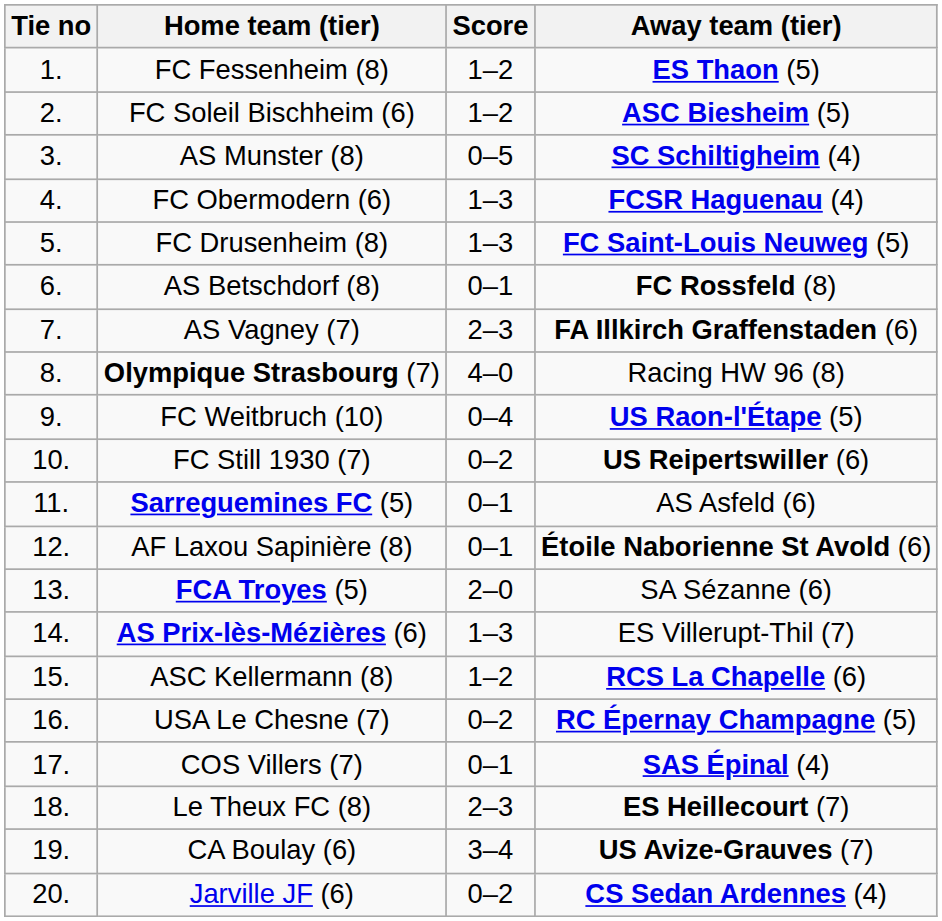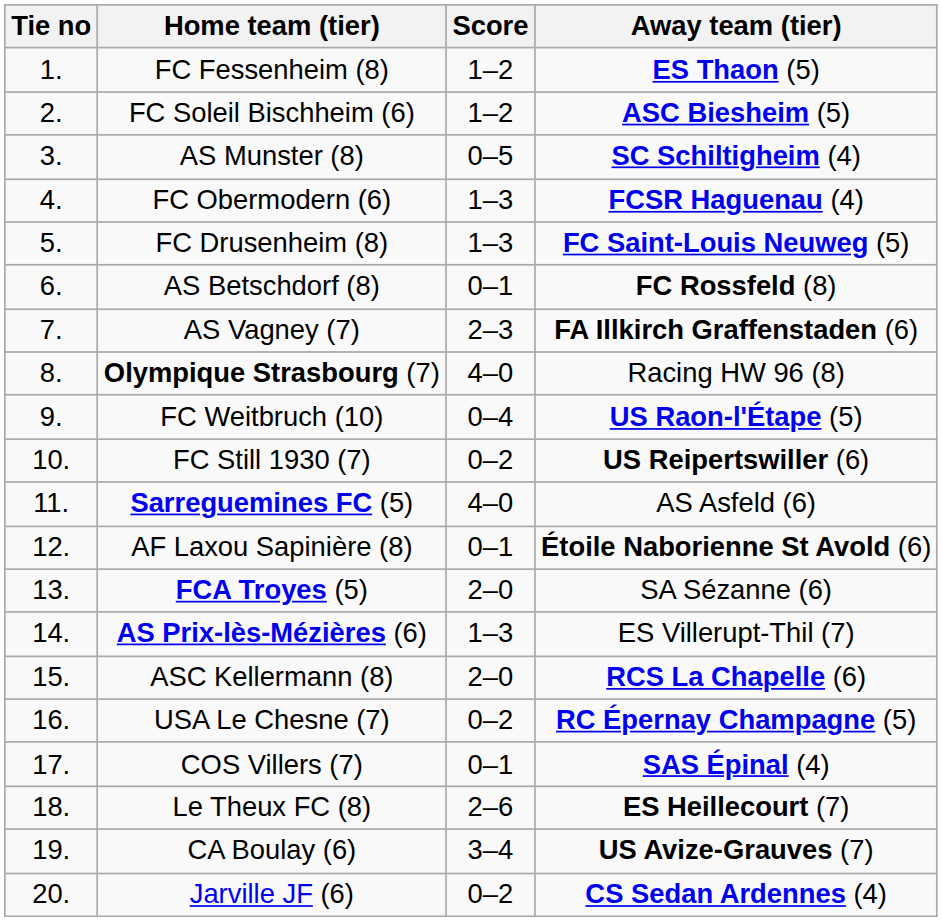(490, 503) 0–1 -> (490, 503) 4–0
(490, 677) 1–2 -> (490, 677) 2–0
(490, 807) 2–3 -> (490, 807) 2–6
